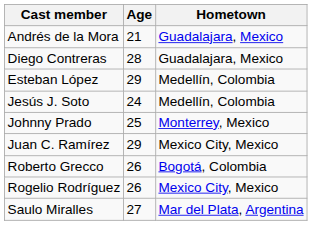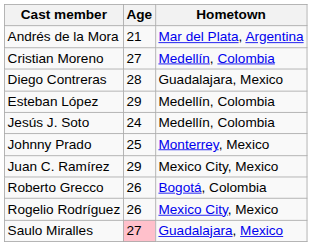(221, 36) Guadalajara, Mexico -> (231, 36) Mar del Plata, Argentina
+ row: (56, 58)
(134, 209) no background -> (134, 230) pink background
(231, 209) Mar del Plata, Argentina -> (221, 230) Guadalajara, Mexico
